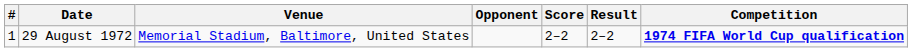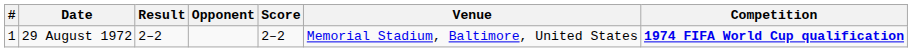columns swapped: (304, 15) <-> (614, 15)
